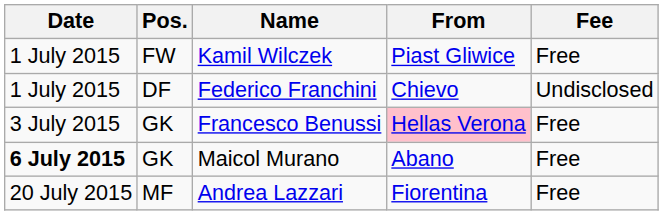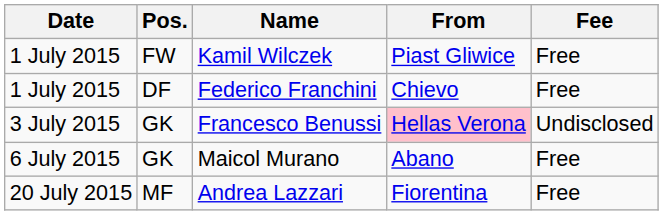(595, 90) Undisclosed -> (558, 90) Free
(558, 124) Free -> (595, 124) Undisclosed
(67, 158) bold -> (65, 158) normal
